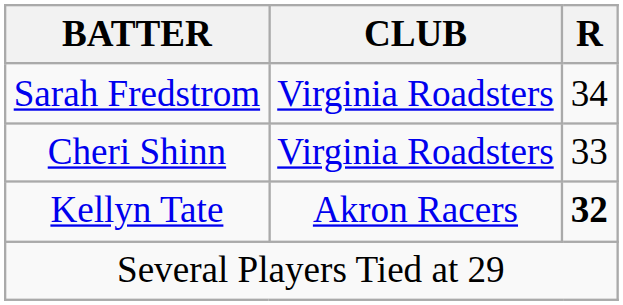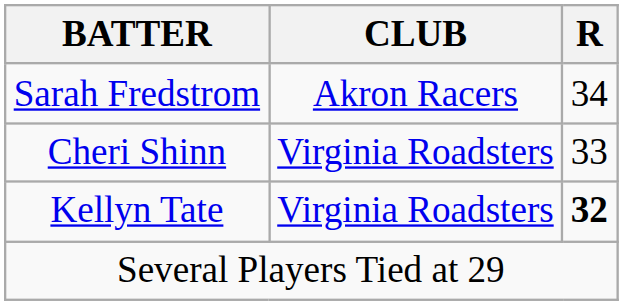(415, 92) Virginia Roadsters -> (415, 92) Akron Racers
(415, 210) Akron Racers -> (415, 210) Virginia Roadsters
